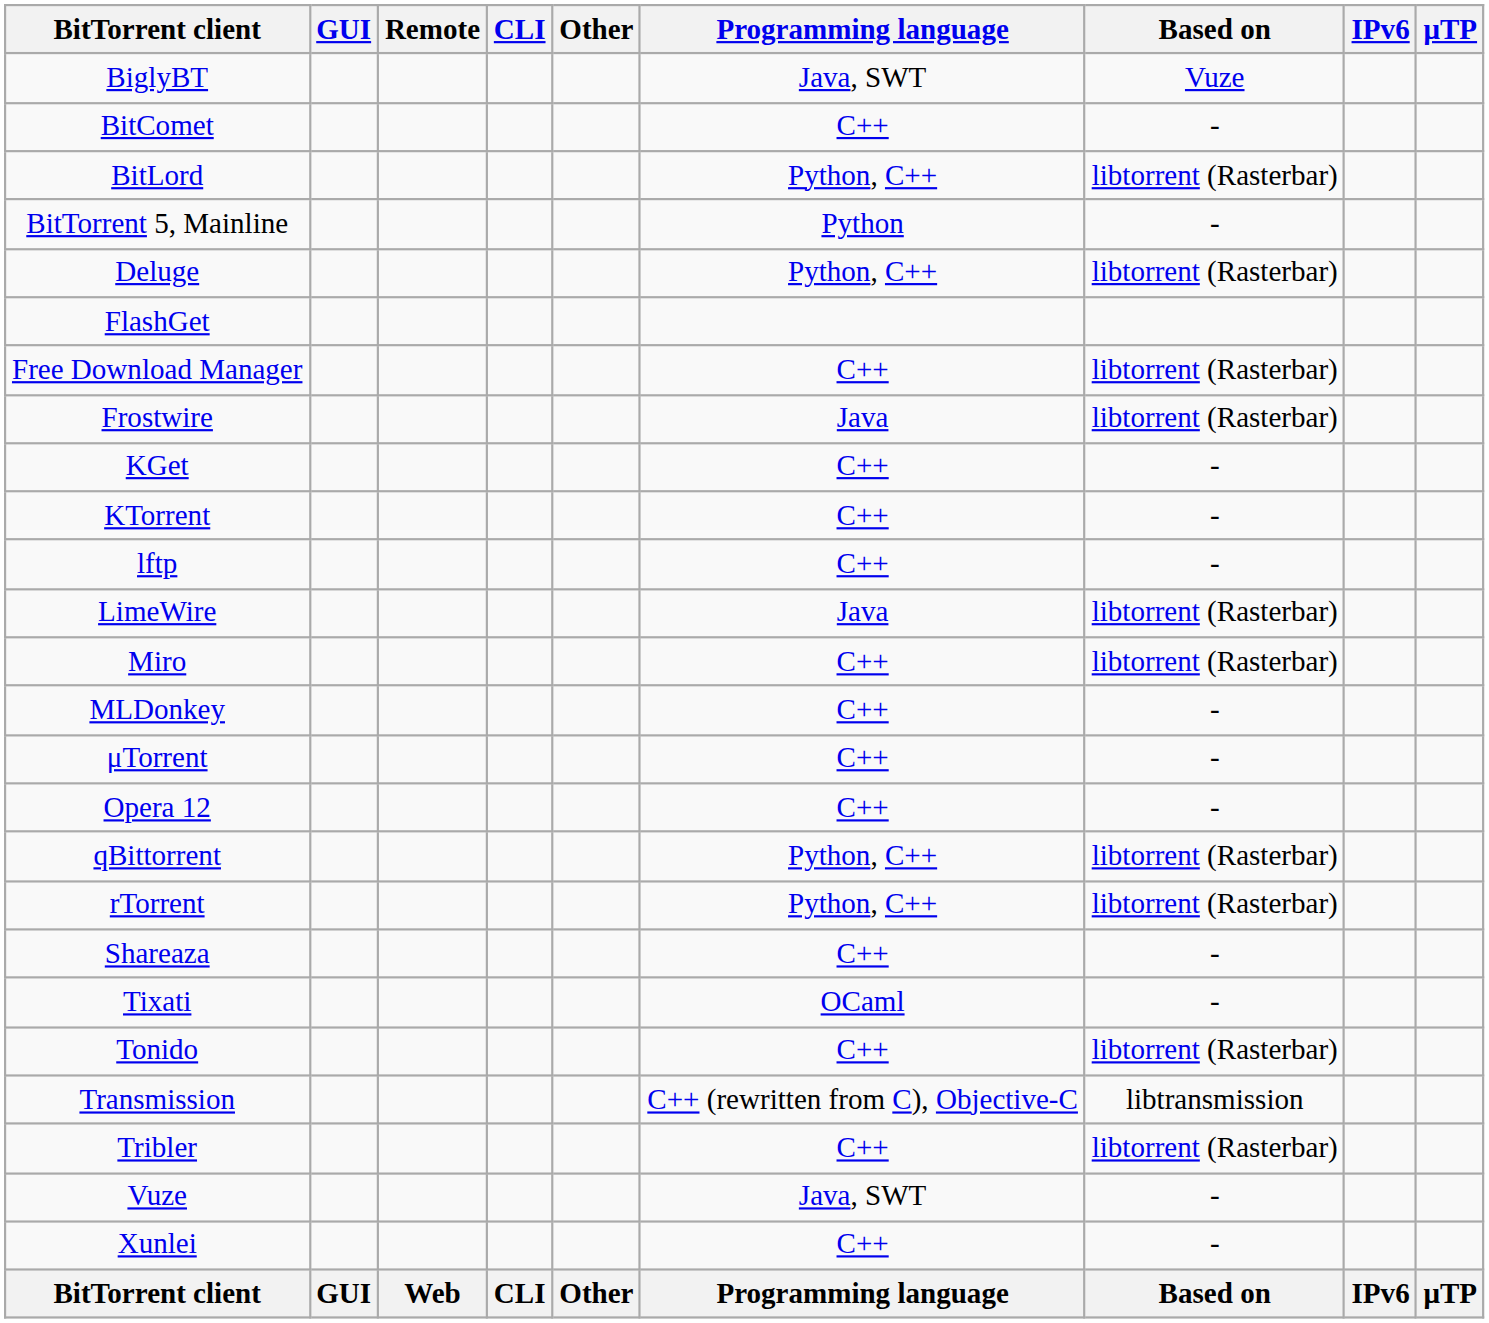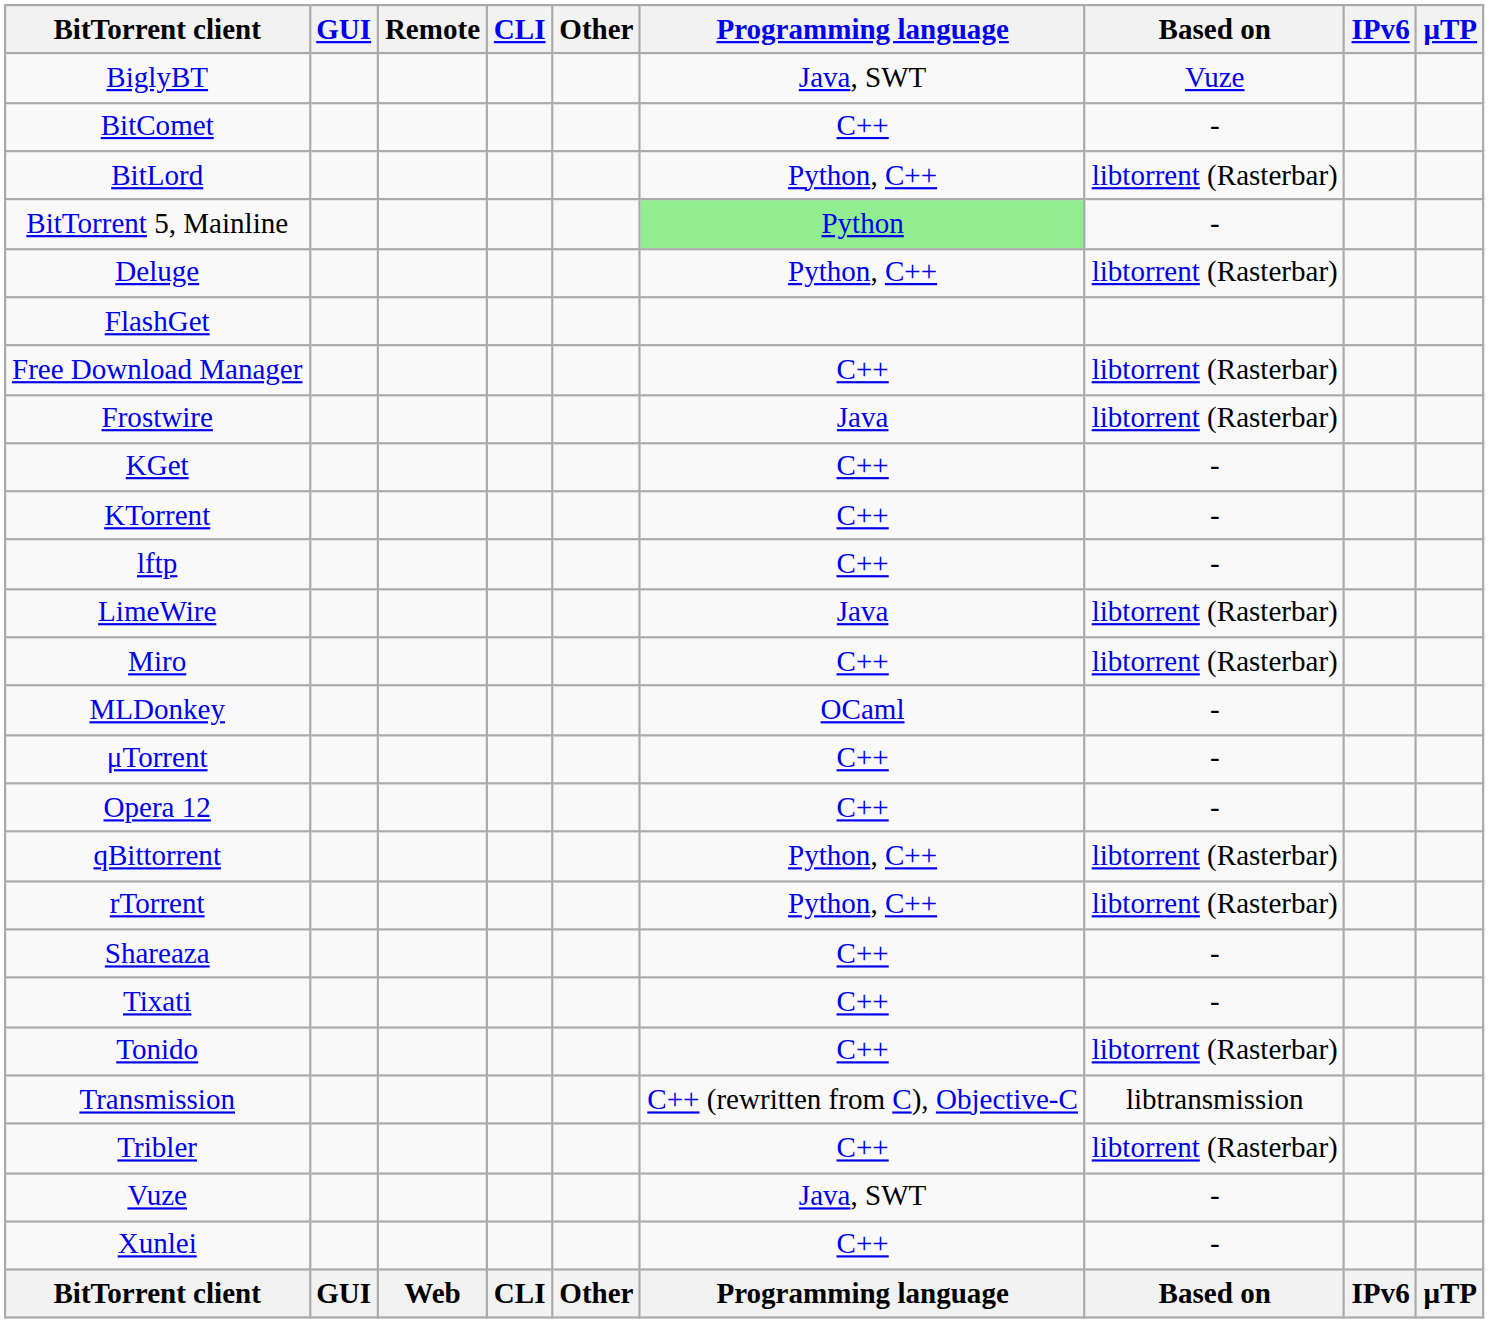(863, 223) no background -> (863, 223) lightgreen background
(863, 710) C++ -> (863, 710) OCaml
(863, 1001) OCaml -> (863, 1001) C++
